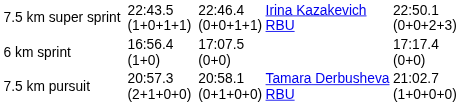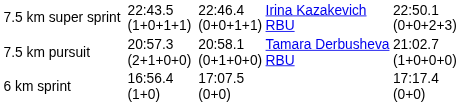rows swapped: (37, 52) <-> (47, 86)
